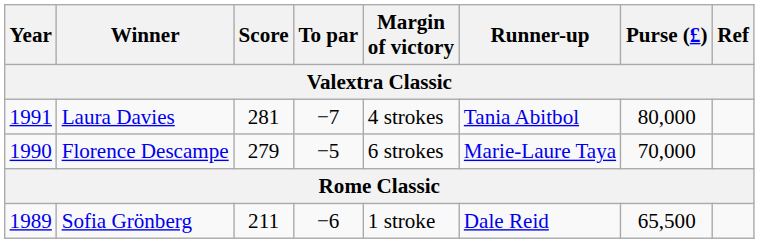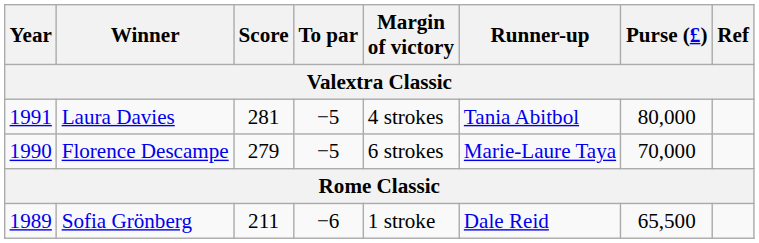(328, 116) −7 -> (328, 116) −5
